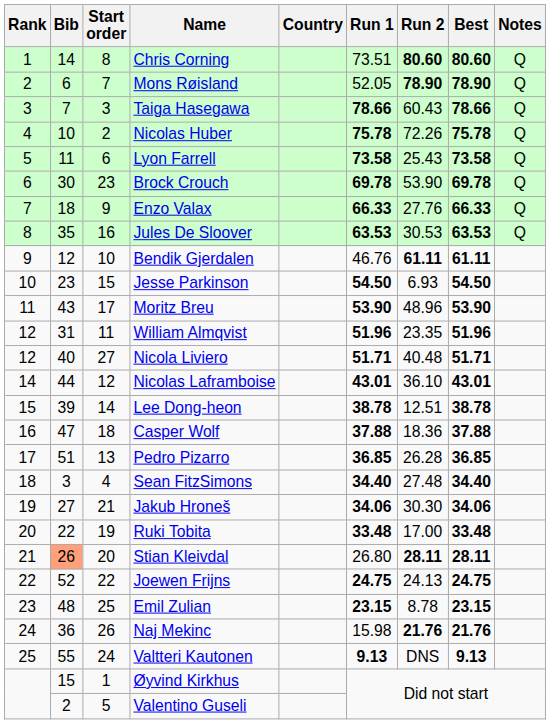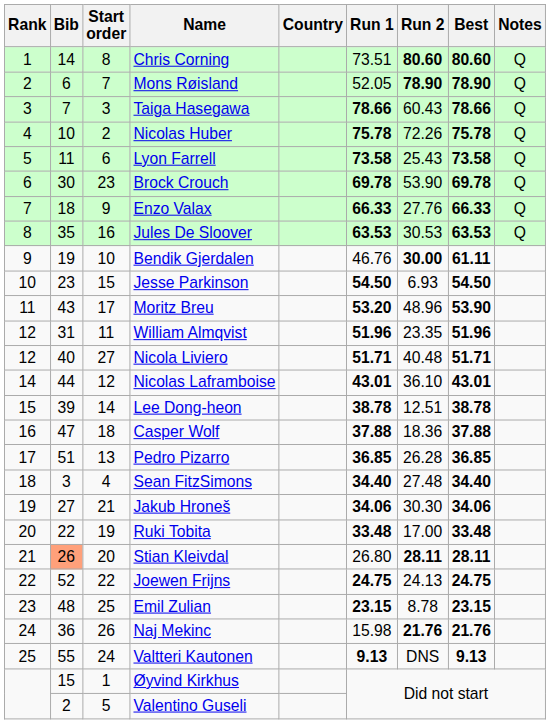(66, 258) 12 -> (66, 258) 19
(423, 258) 61.11 -> (423, 258) 30.00
(372, 308) 53.90 -> (372, 308) 53.20
